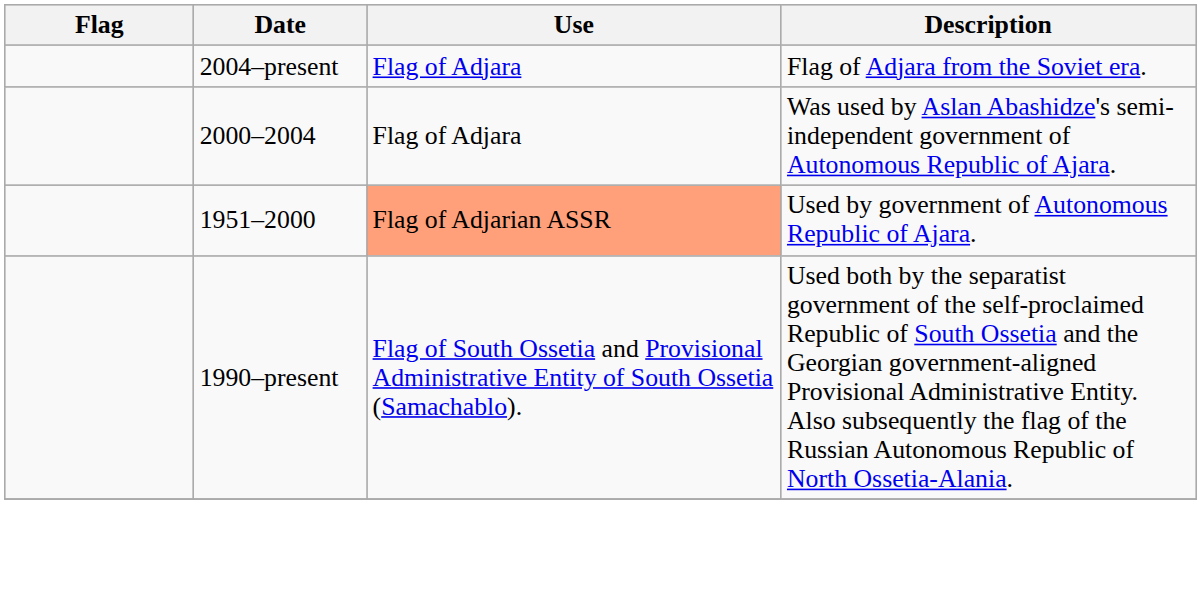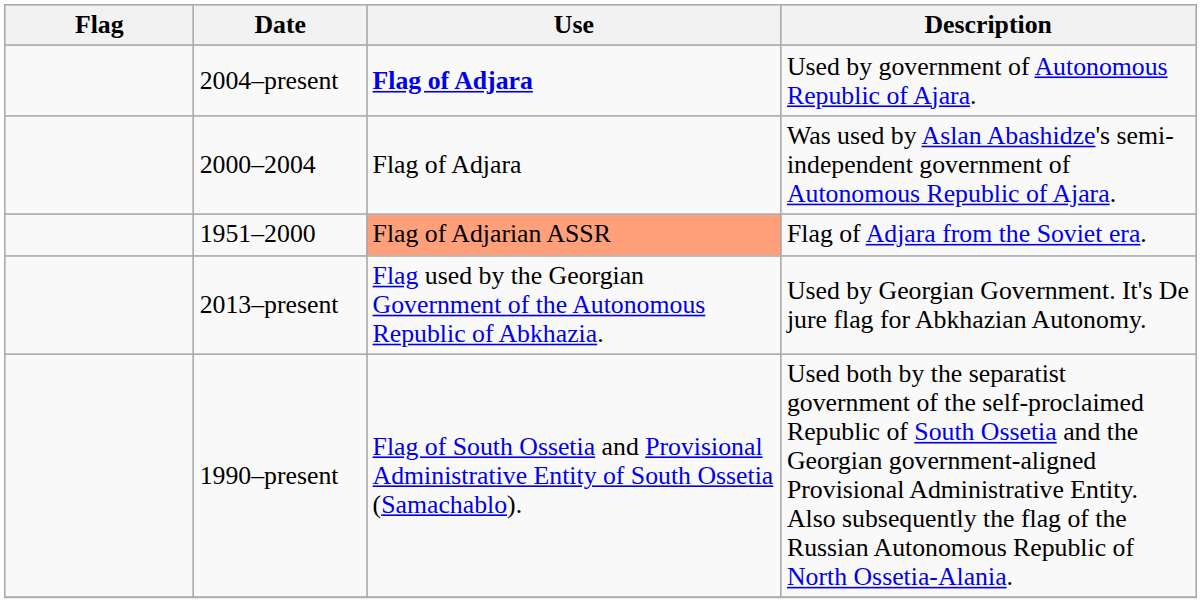(447, 65) normal -> (453, 80) bold
(967, 65) Flag of Adjara from the Soviet era. -> (977, 80) Used by government of Autonomous Republic of Ajara.
(977, 219) Used by government of Autonomous Republic of Ajara. -> (967, 234) Flag of Adjara from the Soviet era.
+ row: (269, 304)
